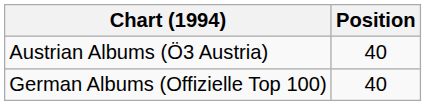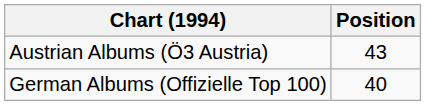(376, 52) 40 -> (376, 52) 43
